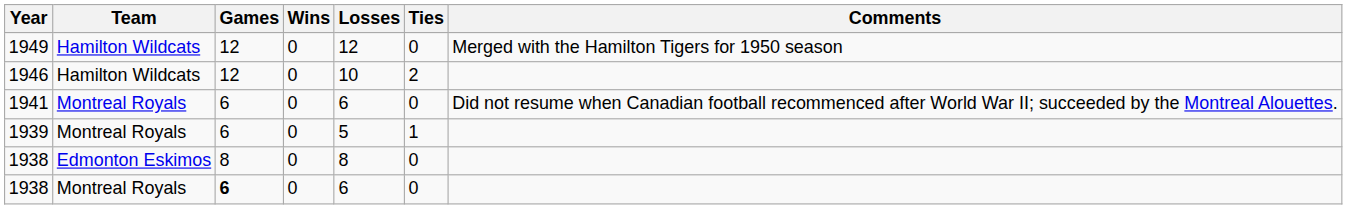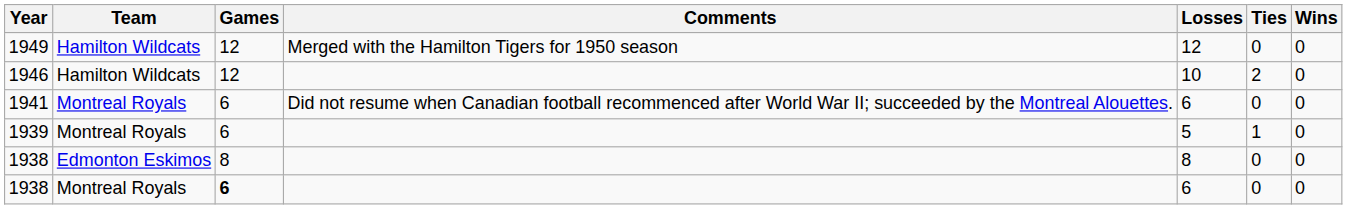columns swapped: (309, 18) <-> (895, 18)
